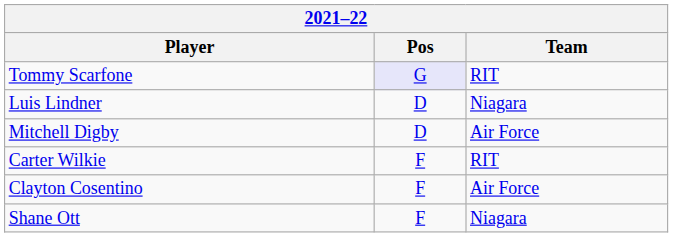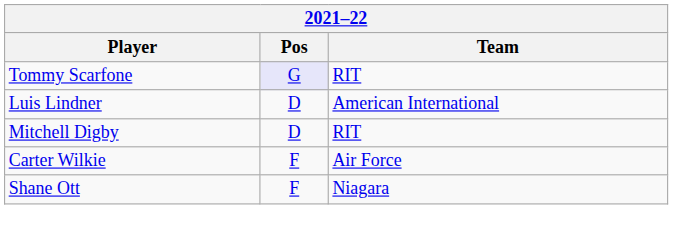(498, 103) Niagara -> (416, 103) American International
(505, 132) Air Force -> (347, 132) RIT
(484, 160) RIT -> (367, 160) Air Force
- row: (76, 189)
